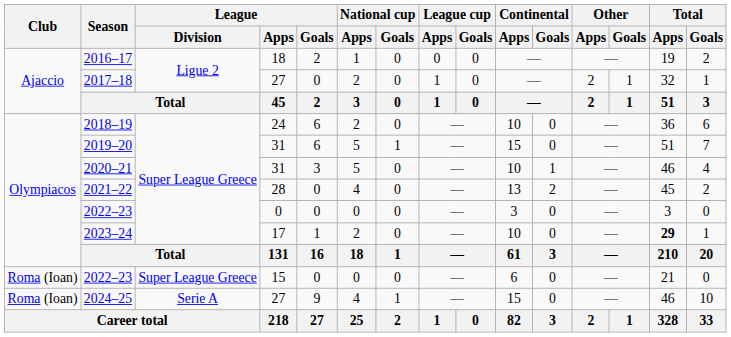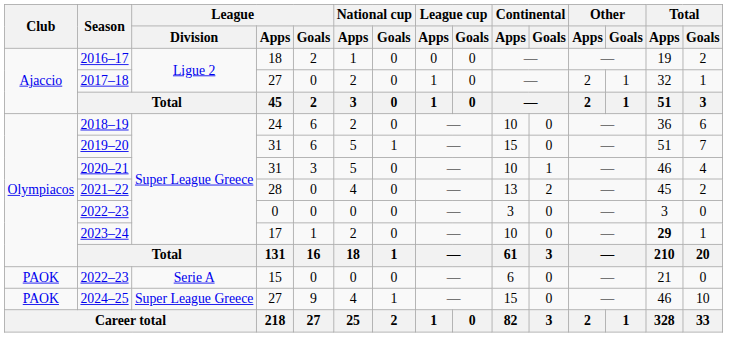(43, 277) Roma (Ioan) -> (41, 277) PAOK
(198, 277) Super League Greece -> (194, 277) Serie A
(43, 299) Roma (Ioan) -> (41, 299) PAOK
(198, 299) Serie A -> (194, 299) Super League Greece
